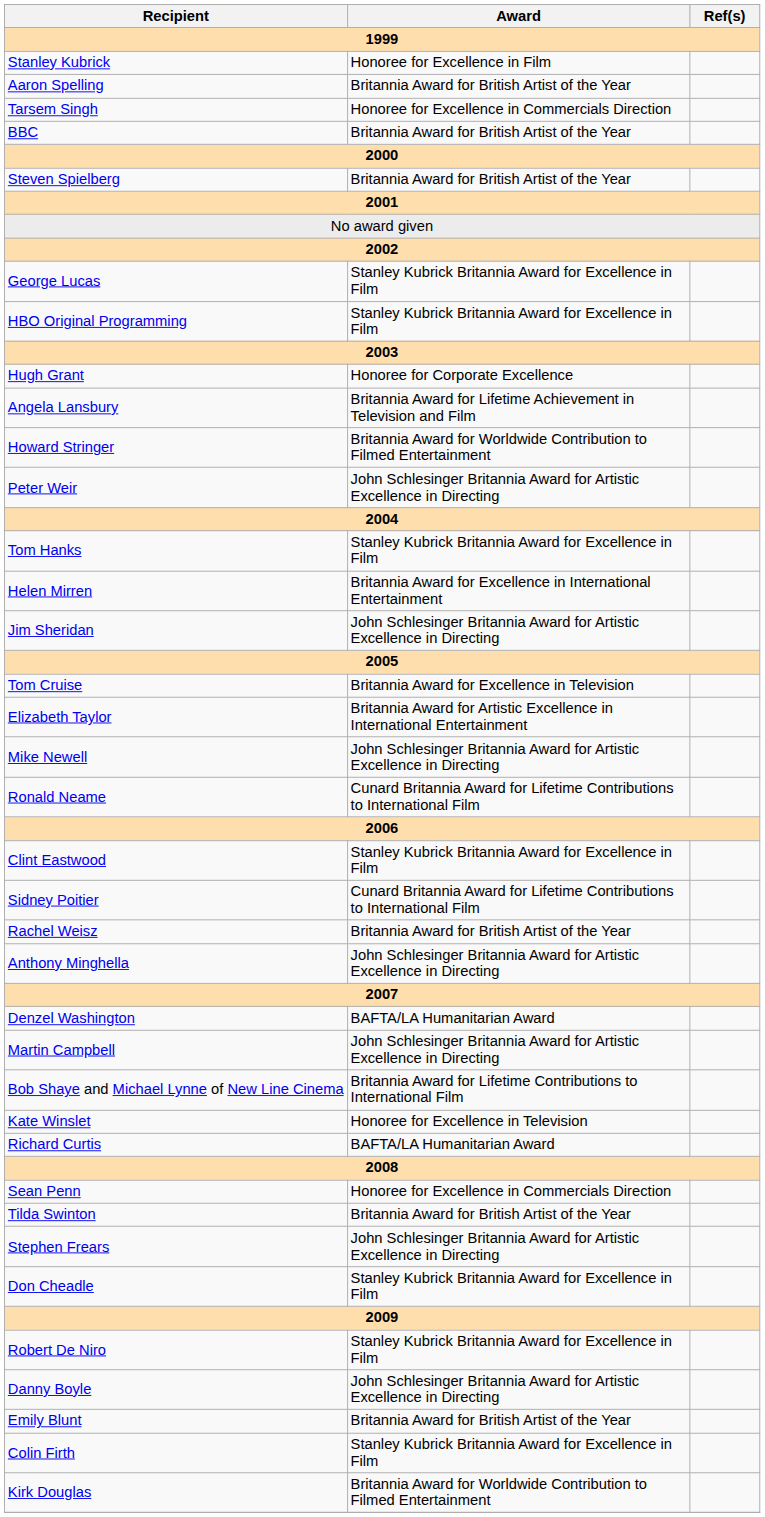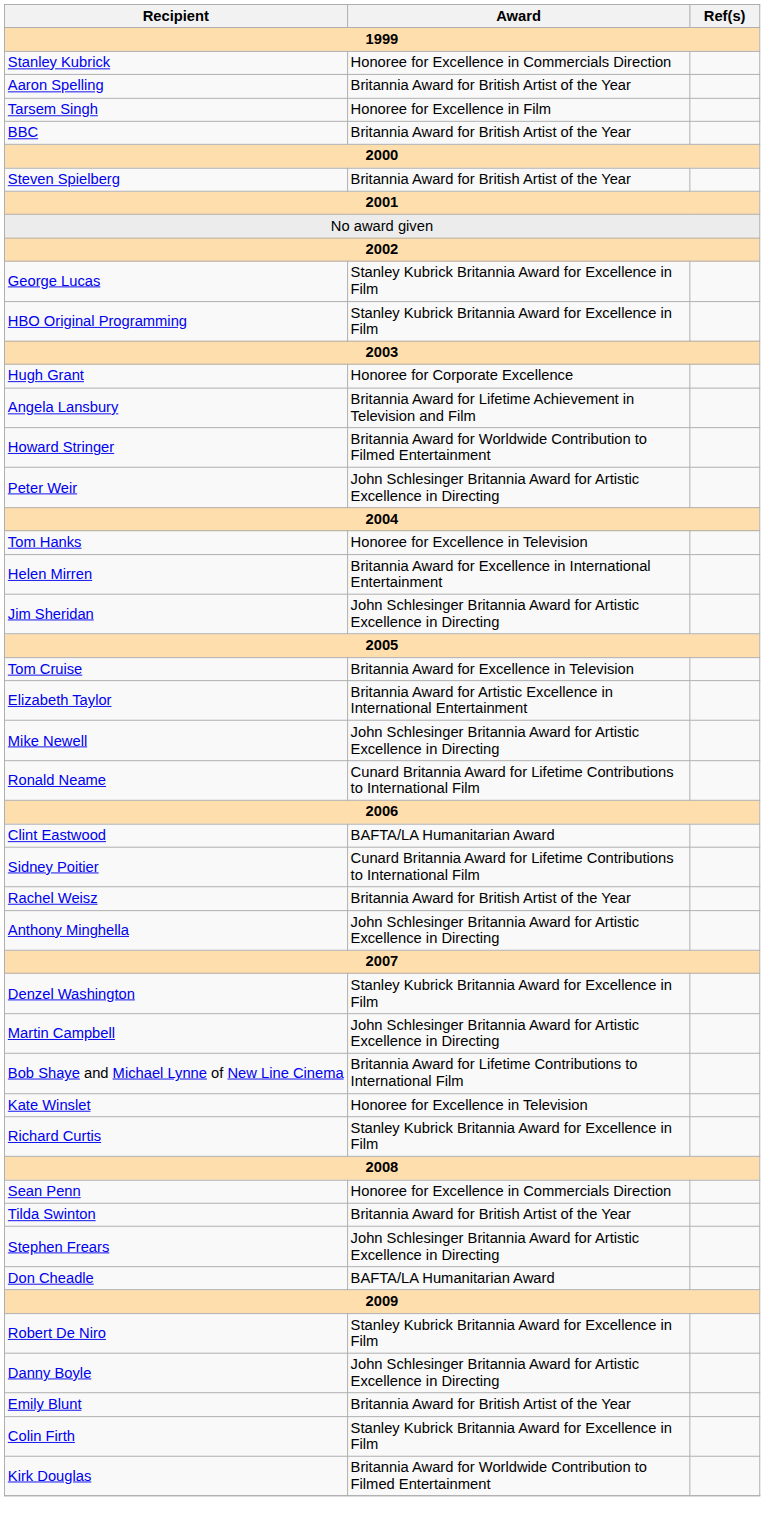(451, 62) Honoree for Excellence in Film -> (511, 62) Honoree for Excellence in Commercials Direction
(511, 109) Honoree for Excellence in Commercials Direction -> (451, 109) Honoree for Excellence in Film
(511, 550) Stanley Kubrick Britannia Award for Excellence in Film -> (469, 542) Honoree for Excellence in Television
(511, 860) Stanley Kubrick Britannia Award for Excellence in Film -> (453, 835) BAFTA/LA Humanitarian Award
(453, 1018) BAFTA/LA Humanitarian Award -> (511, 993) Stanley Kubrick Britannia Award for Excellence in Film
(453, 1144) BAFTA/LA Humanitarian Award -> (511, 1136) Stanley Kubrick Britannia Award for Excellence in Film
(511, 1286) Stanley Kubrick Britannia Award for Excellence in Film -> (453, 1278) BAFTA/LA Humanitarian Award
